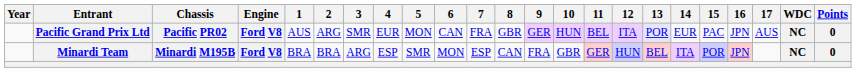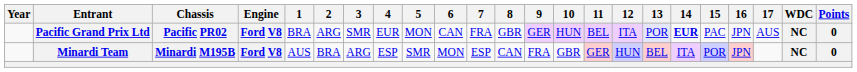(299, 32) AUS -> (299, 32) BRA
(685, 32) normal -> (686, 32) bold
(299, 51) BRA -> (299, 51) AUS
